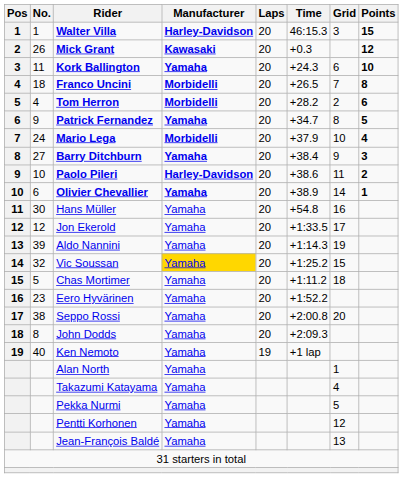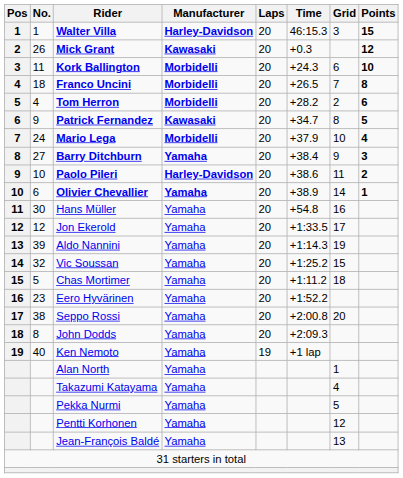(186, 67) Yamaha -> (191, 67) Morbidelli
(186, 120) Yamaha -> (190, 120) Kawasaki
(185, 263) gold background -> (185, 263) no background
